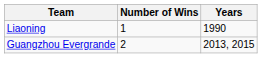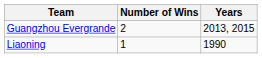rows swapped: (61, 45) <-> (26, 28)
